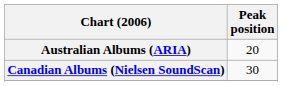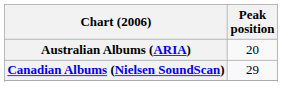(252, 70) 30 -> (252, 70) 29
